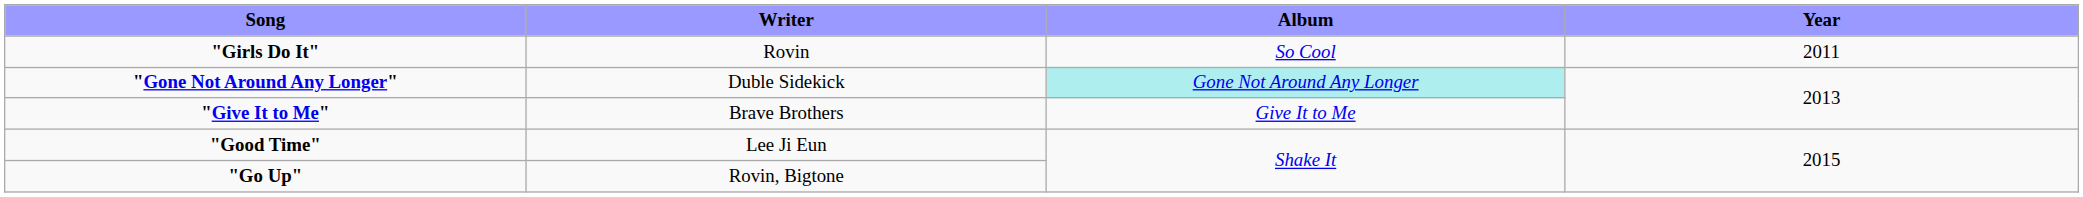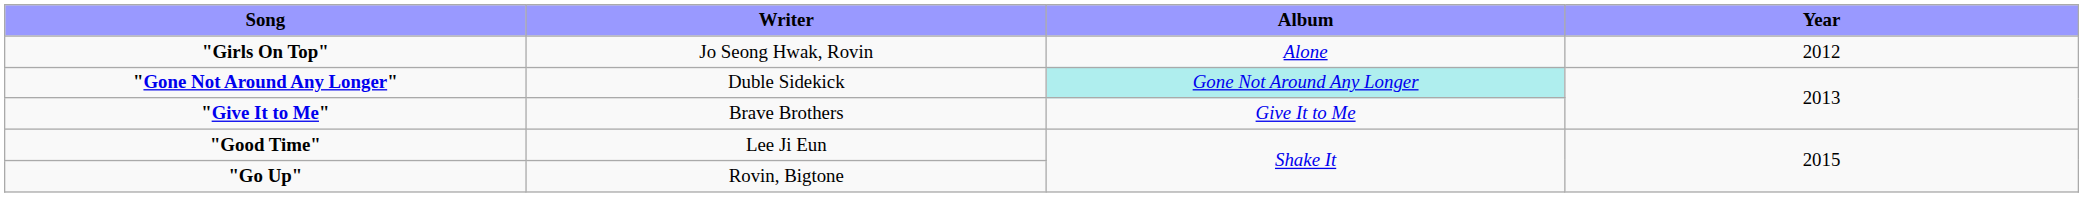- row: (265, 51)
+ row: (265, 51)
